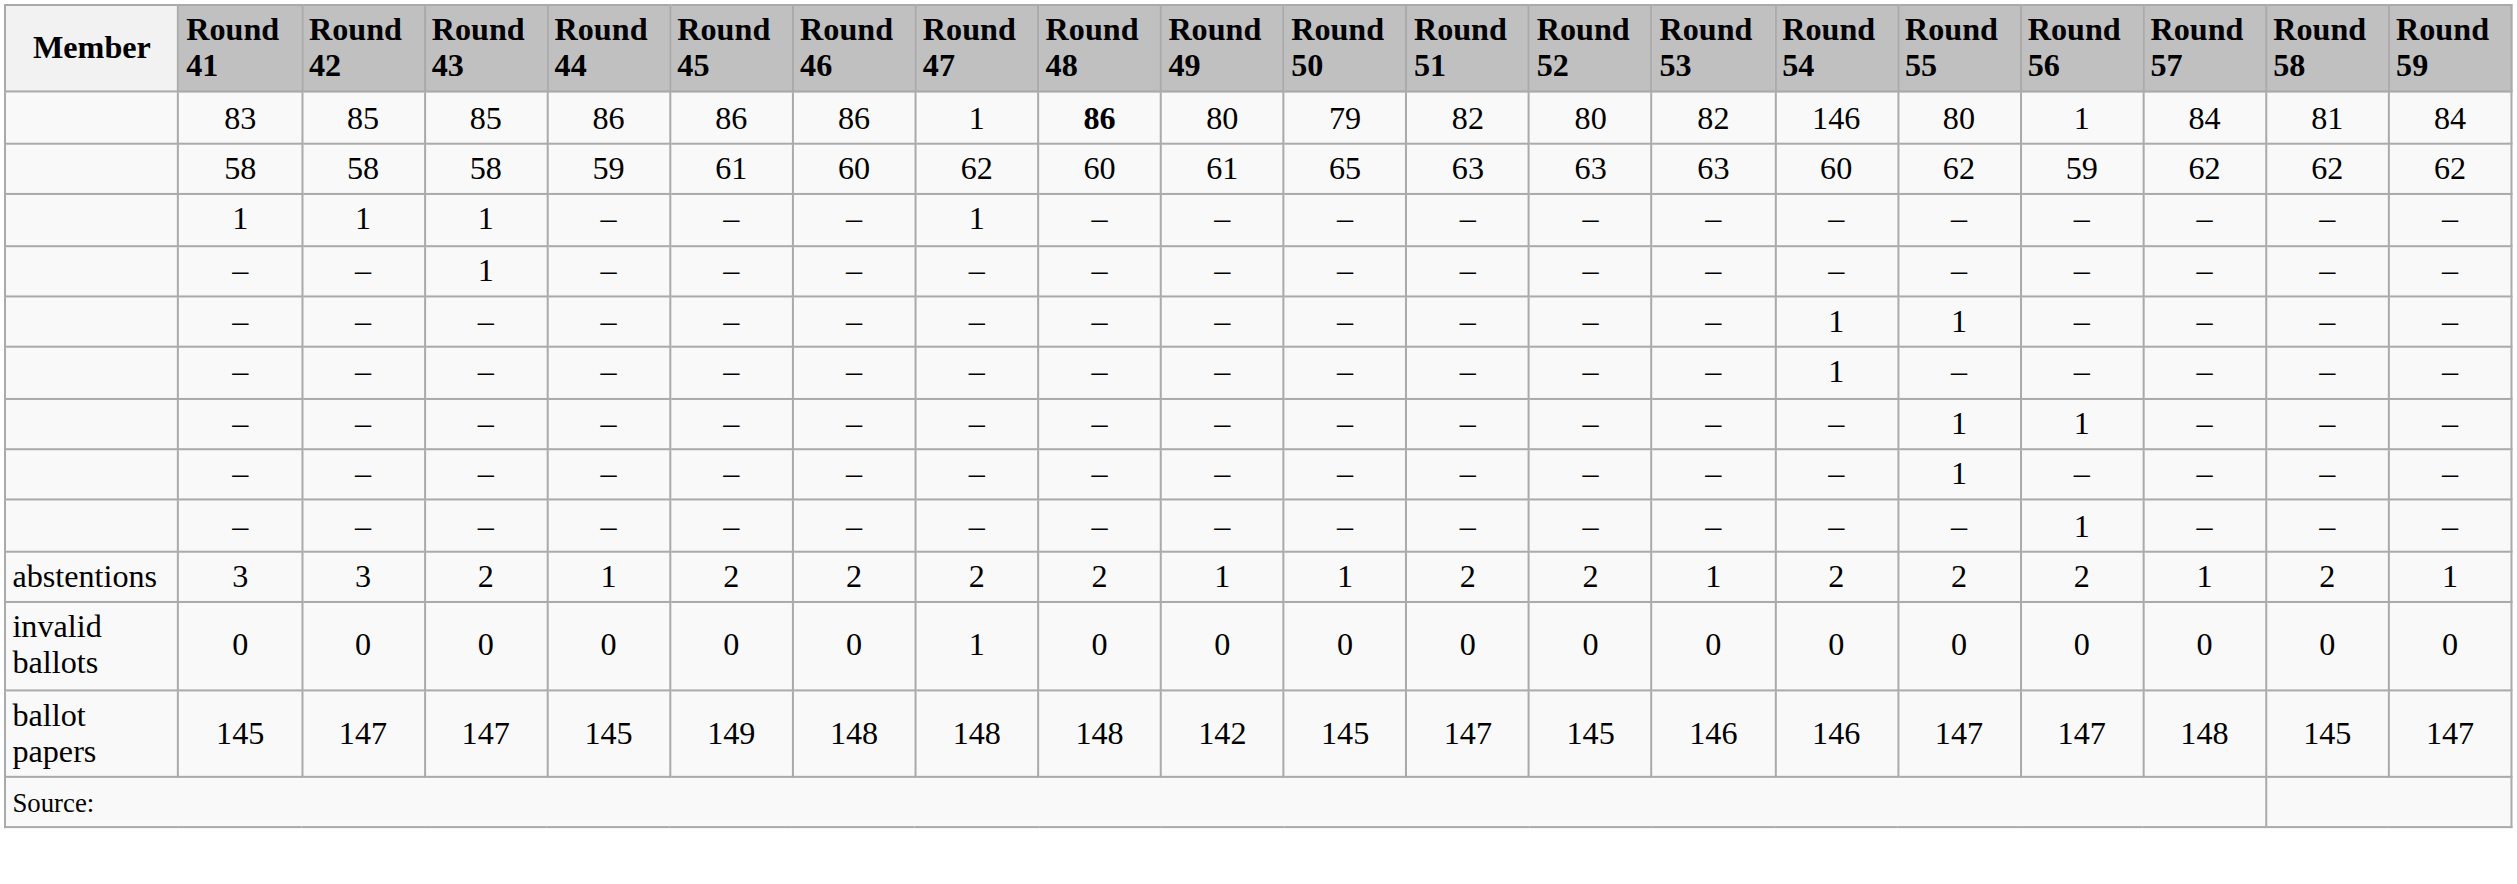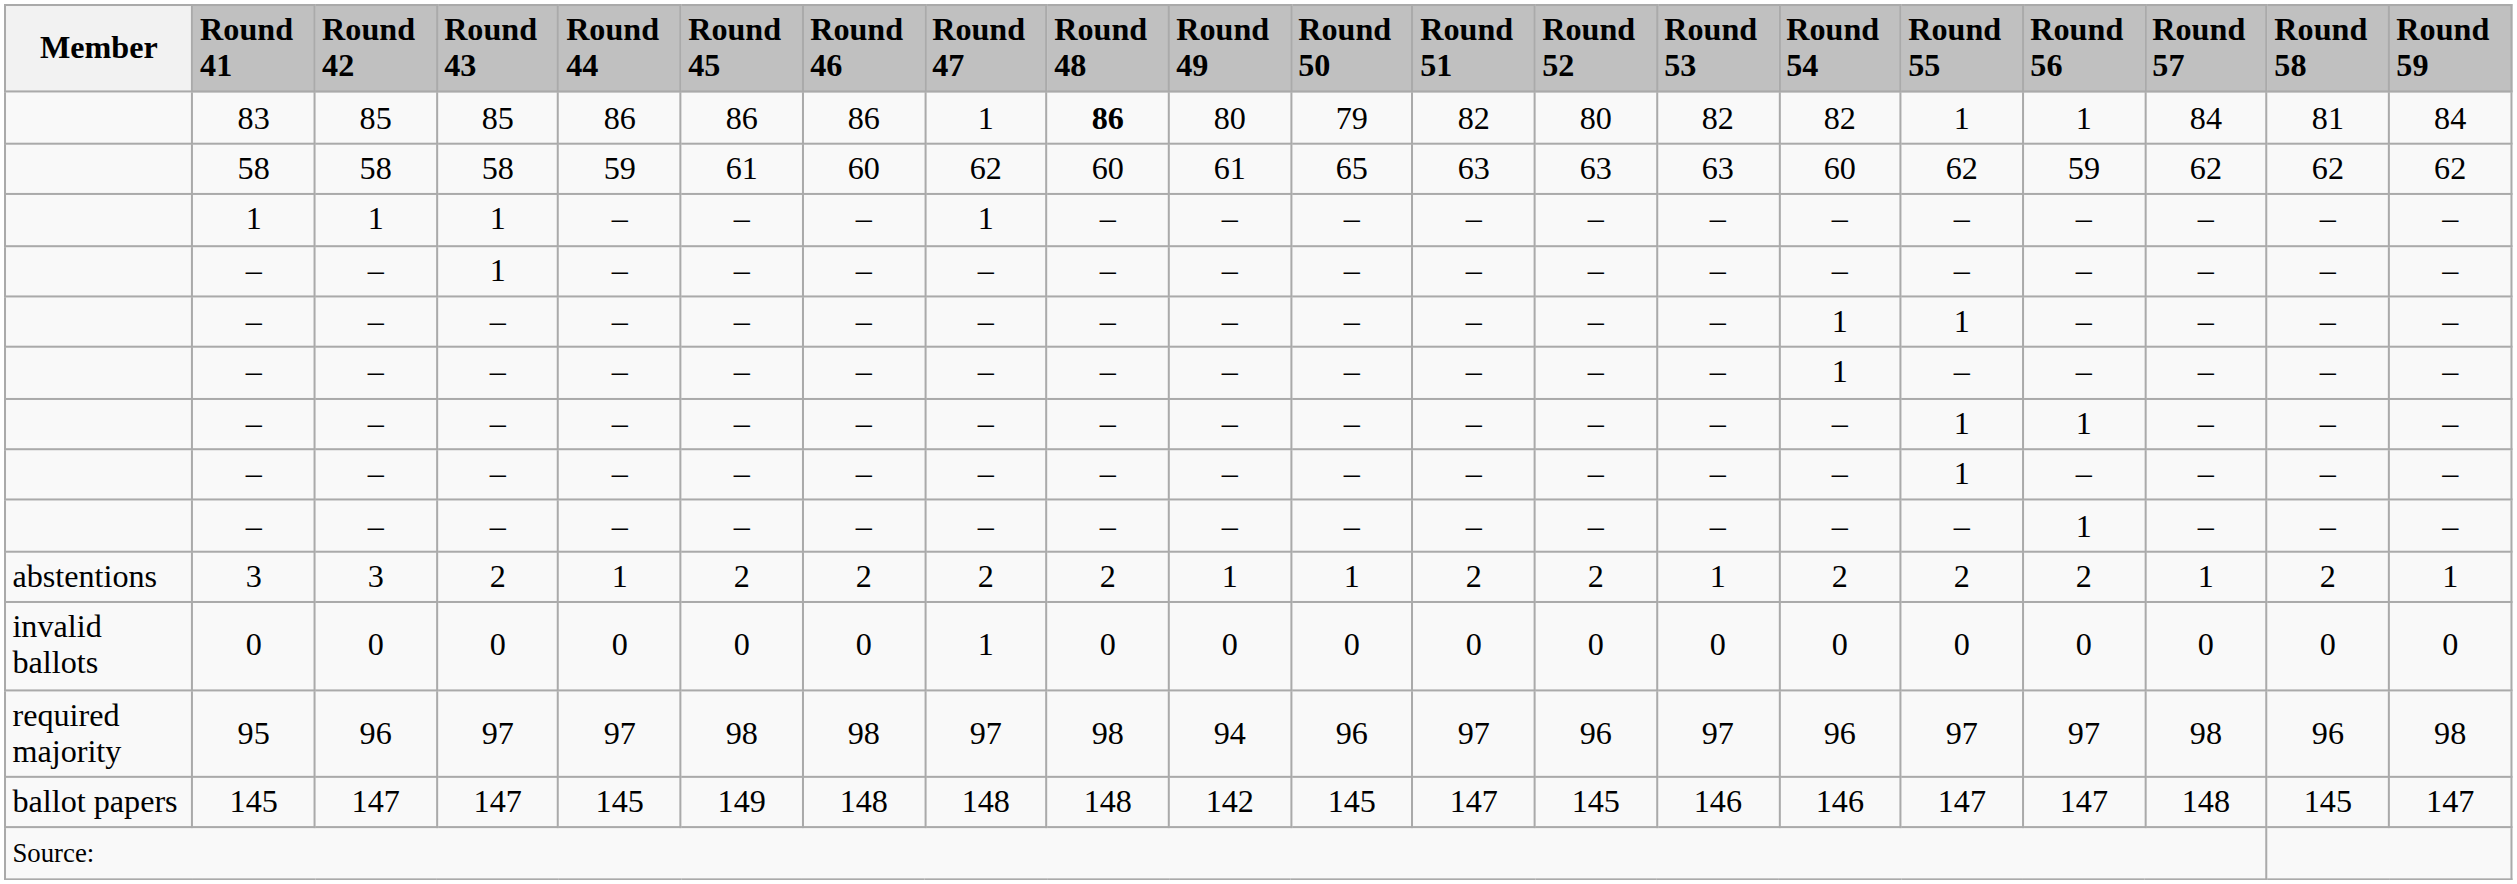(1836, 117) 146 -> (1840, 117) 82
(1959, 117) 80 -> (1962, 117) 1
+ row: (254, 732)
